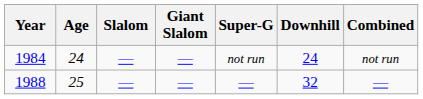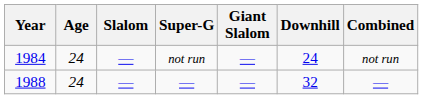columns swapped: (185, 25) <-> (246, 25)
(76, 81) 25 -> (76, 81) 24
